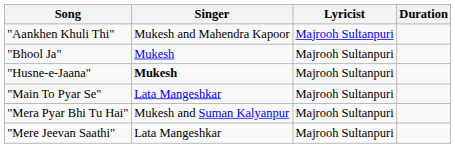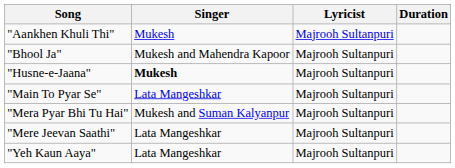(212, 34) Mukesh and Mahendra Kapoor -> (154, 34) Mukesh
(154, 53) Mukesh -> (212, 53) Mukesh and Mahendra Kapoor
+ row: (52, 152)
